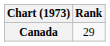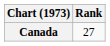(89, 31) 29 -> (89, 31) 27
